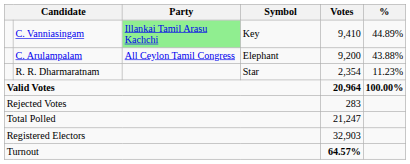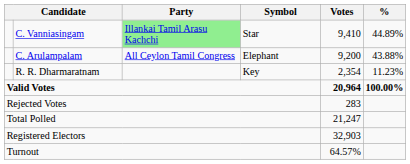(251, 34) Key -> (251, 34) Star
(251, 71) Star -> (251, 71) Key
(344, 151) bold -> (345, 151) normal
